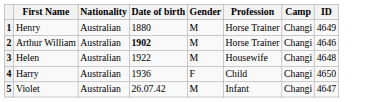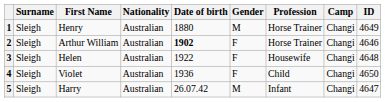+ column: (35, 12)
(194, 43) M -> (235, 43) F
(194, 58) M -> (235, 58) F
(27, 74) Harry -> (70, 74) Violet
(28, 89) Violet -> (70, 89) Harry
